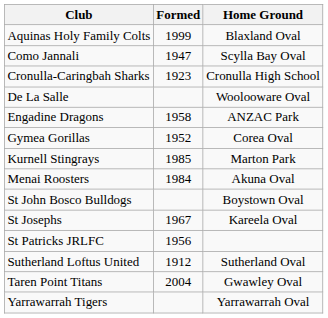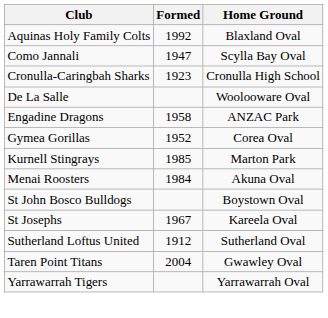(178, 35) 1999 -> (178, 35) 1992
- row: (56, 240)
